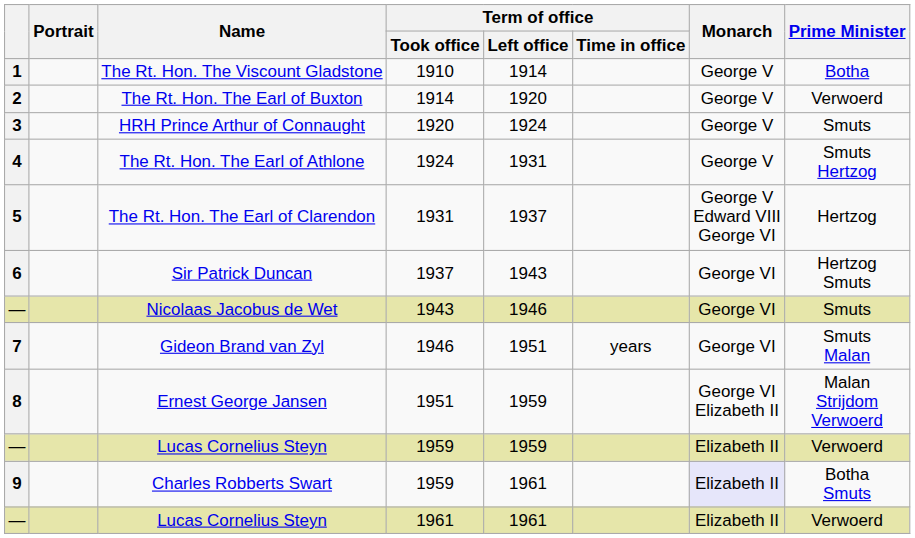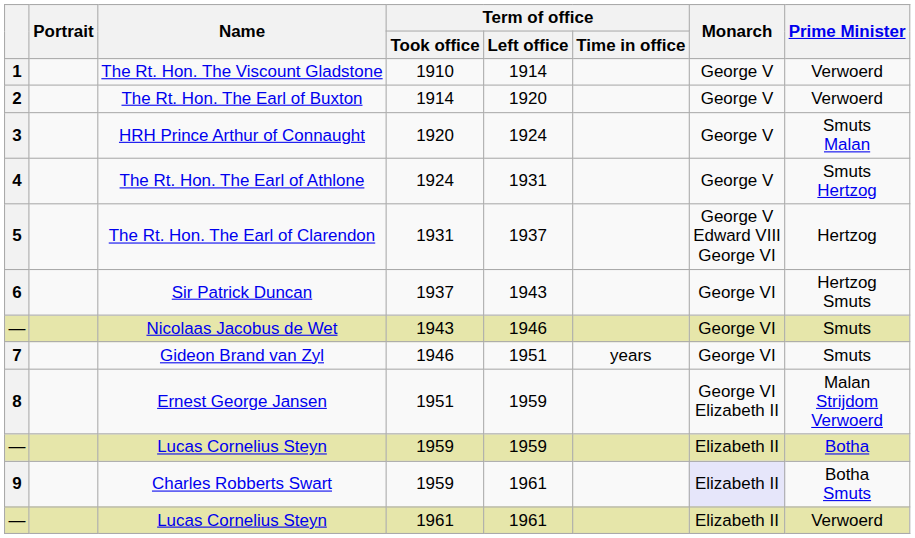(847, 71) Botha -> (847, 71) Verwoerd
(847, 125) Smuts -> (847, 135) Smuts Malan
(847, 345) Smuts Malan -> (847, 355) Smuts
(847, 447) Verwoerd -> (847, 447) Botha
